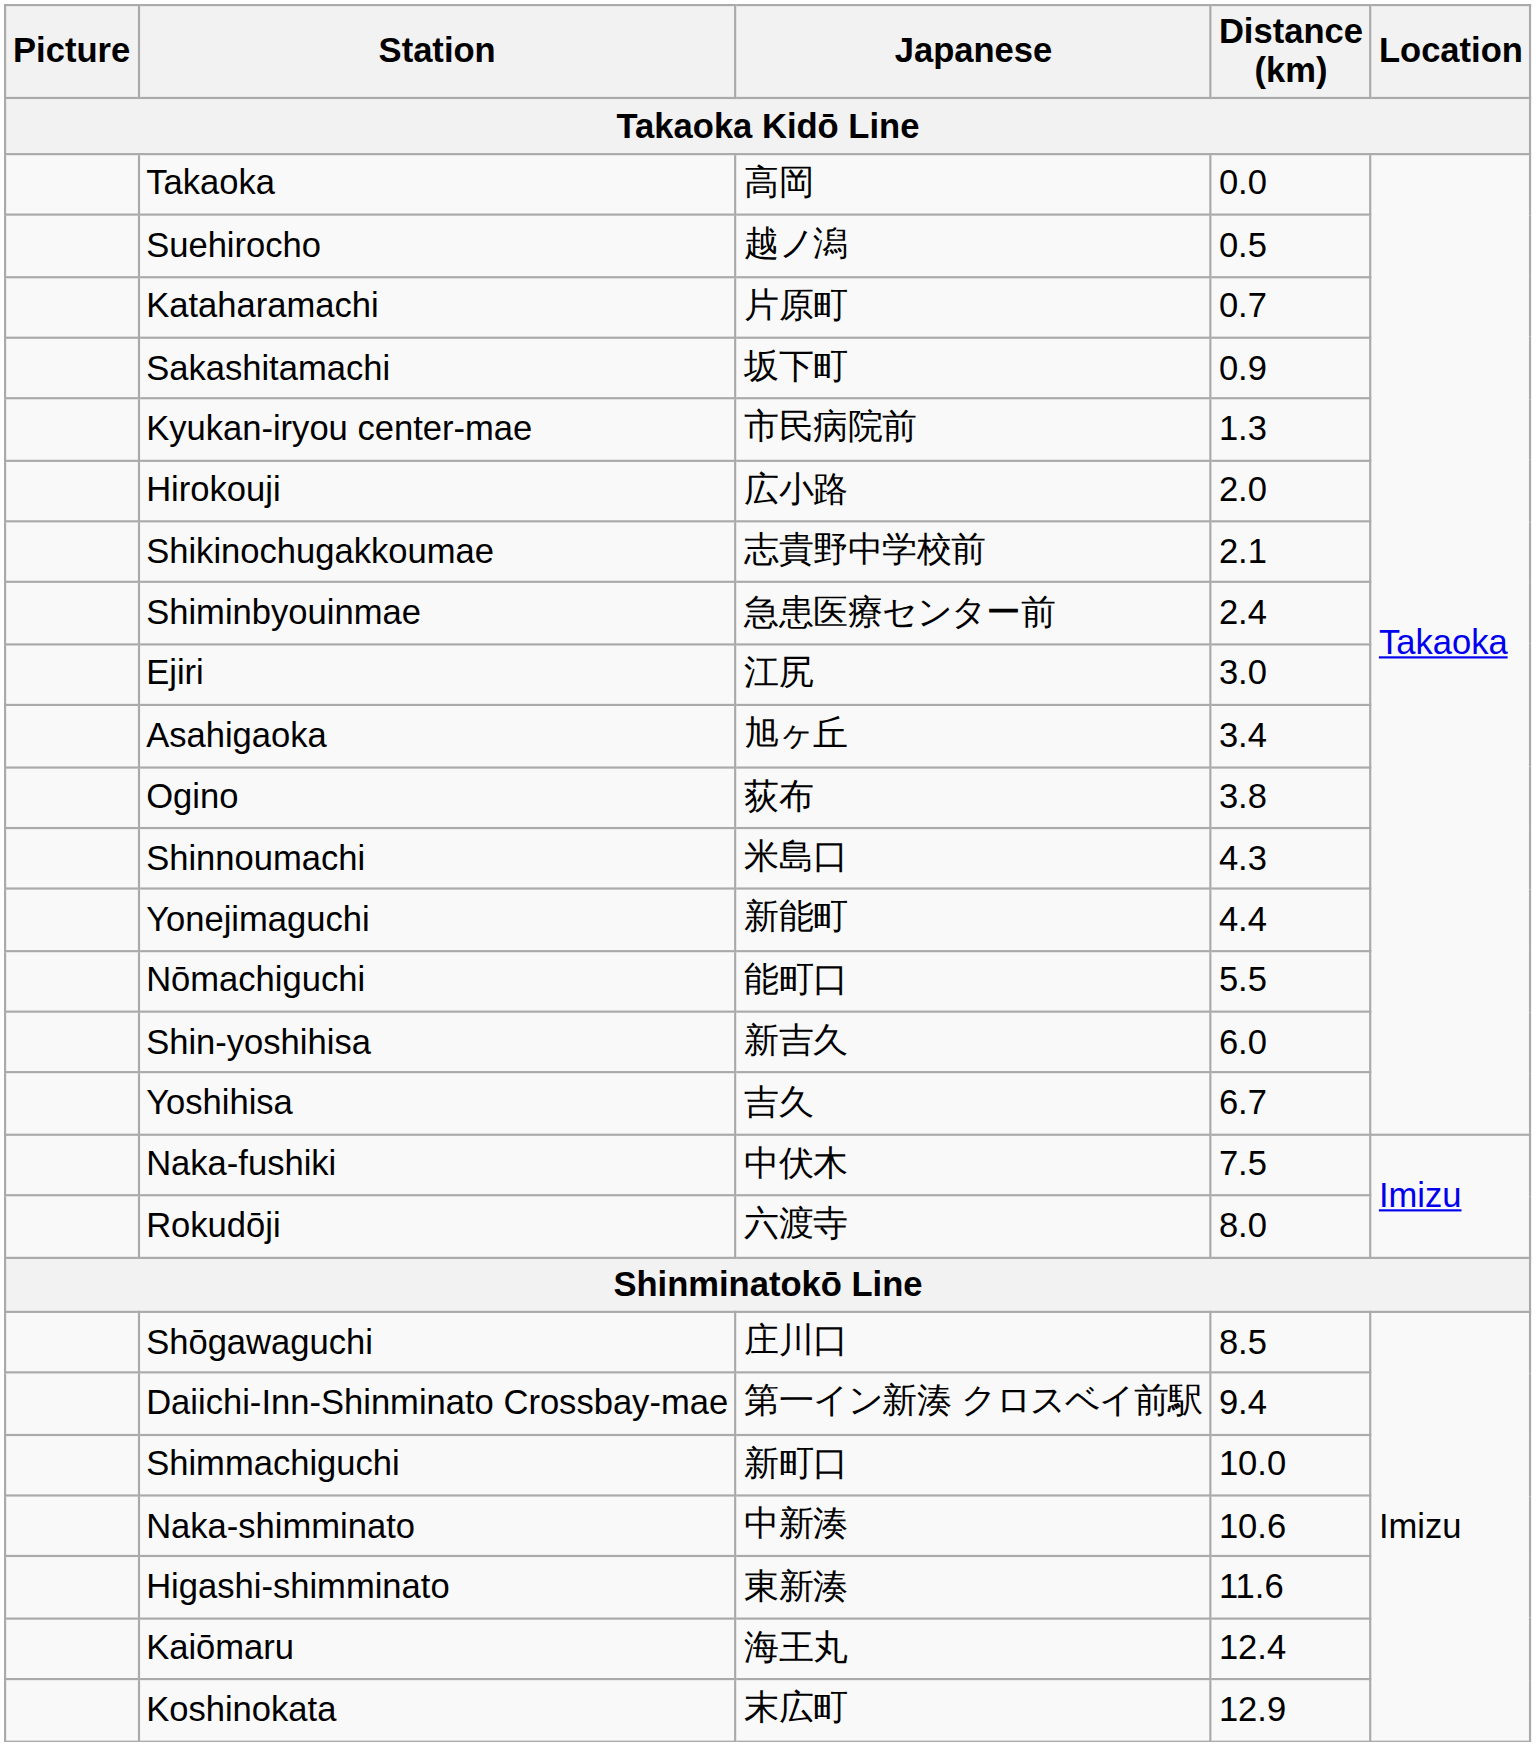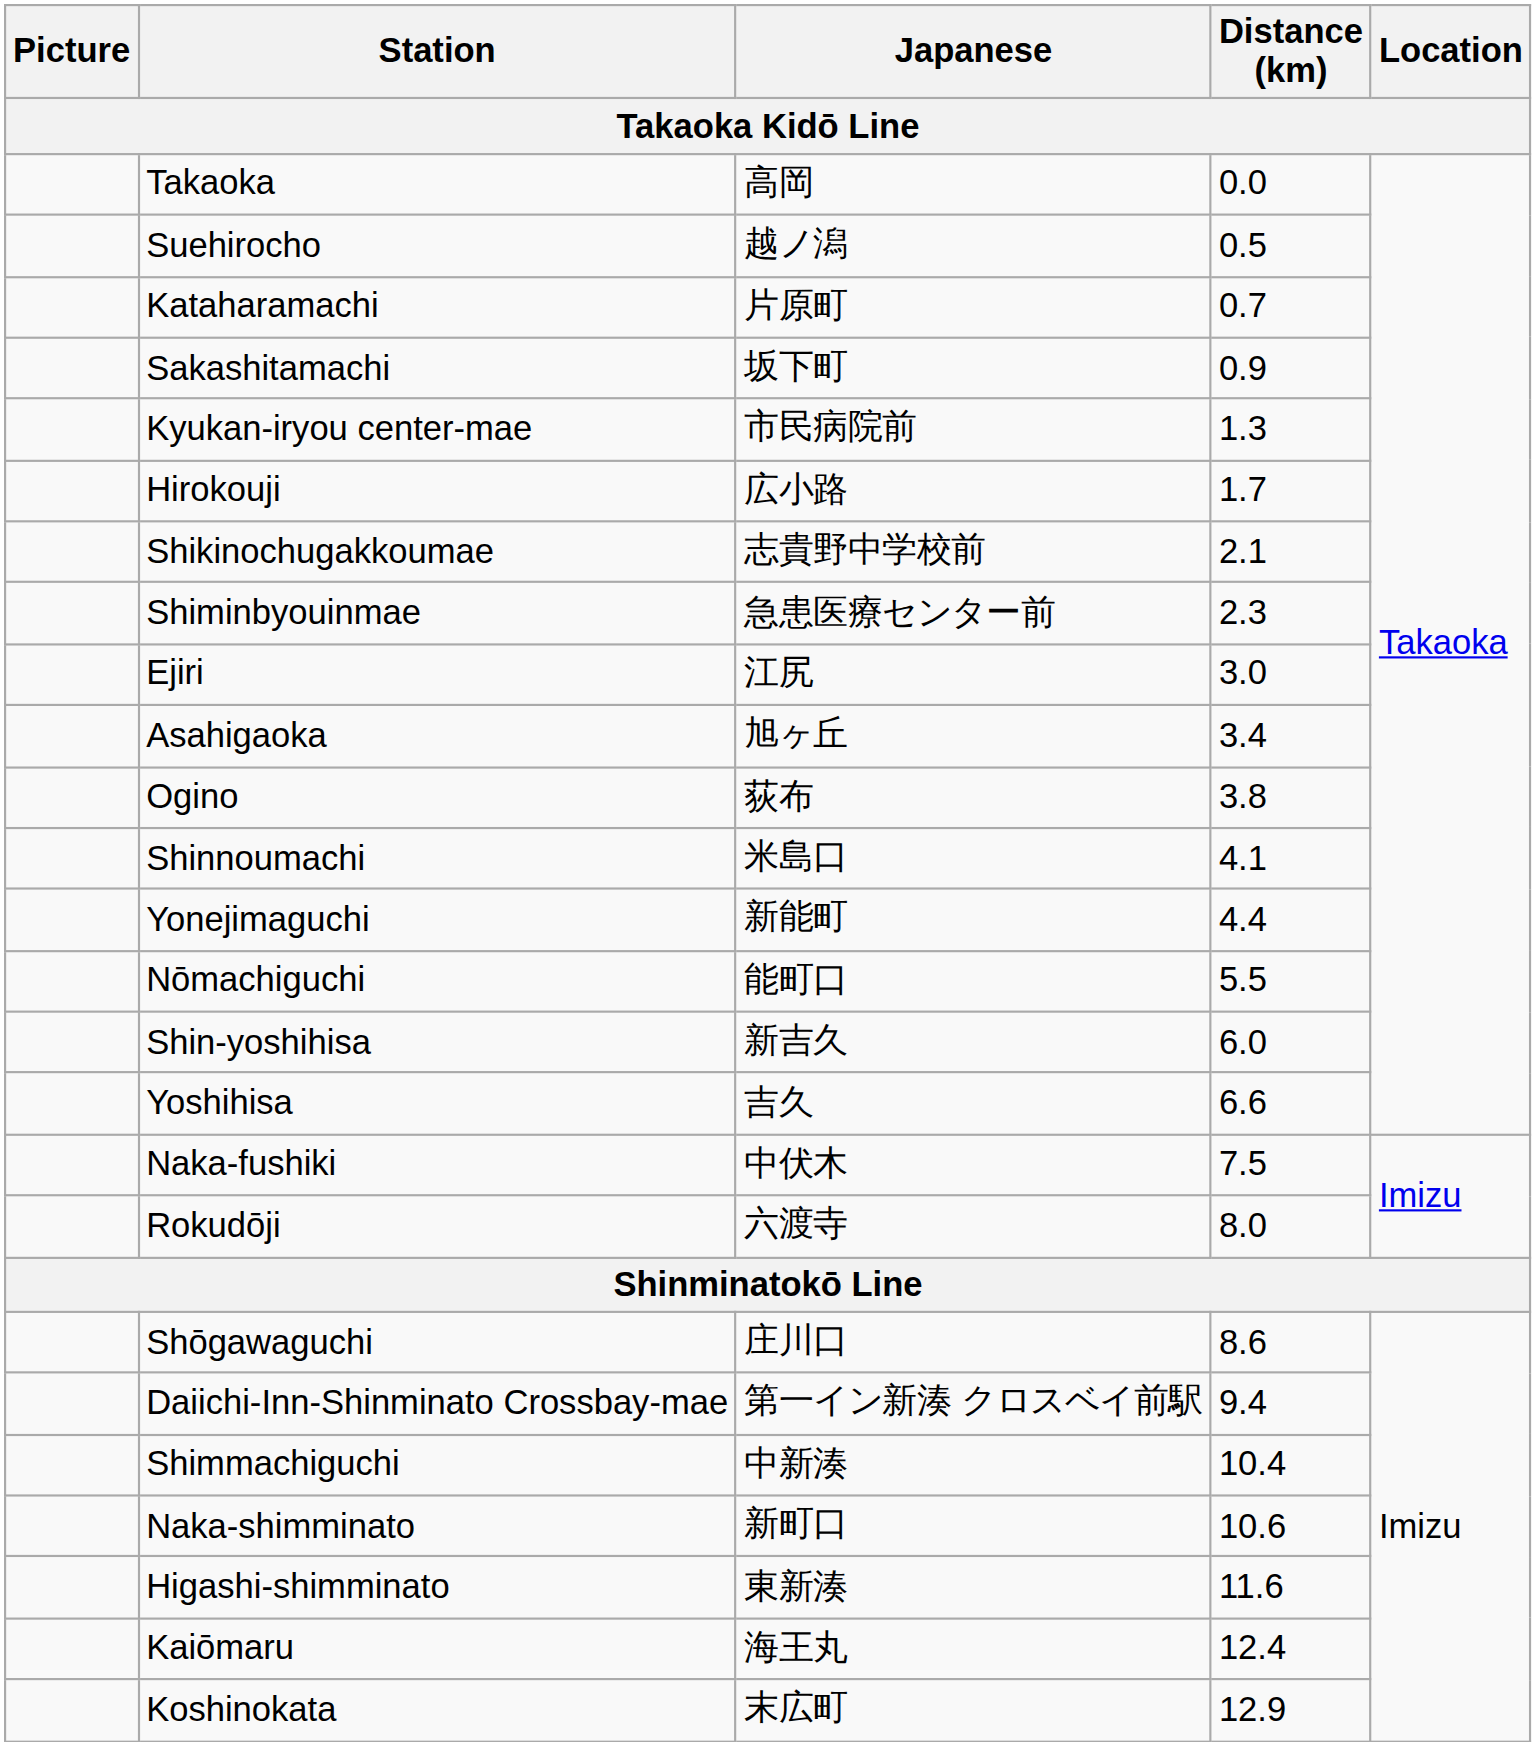(1243, 490) 2.0 -> (1243, 490) 1.7
(1243, 612) 2.4 -> (1243, 612) 2.3
(1243, 857) 4.3 -> (1243, 857) 4.1
(1243, 1102) 6.7 -> (1243, 1102) 6.6
(1243, 1341) 8.5 -> (1243, 1341) 8.6
(796, 1463) 新町口 -> (796, 1463) 中新湊
(1253, 1464) 10.0 -> (1253, 1464) 10.4
(796, 1524) 中新湊 -> (796, 1524) 新町口
